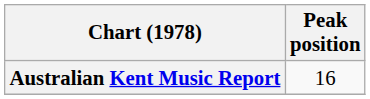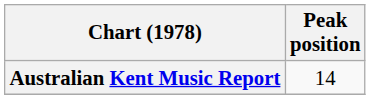(325, 77) 16 -> (325, 77) 14
